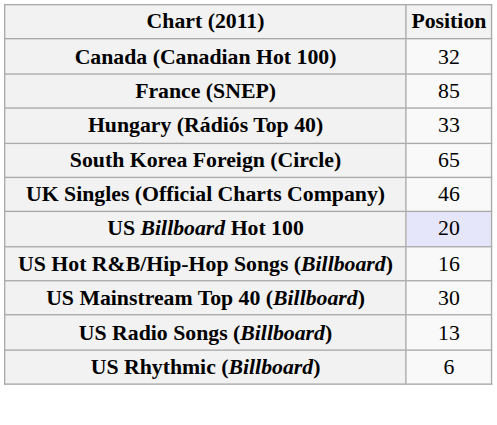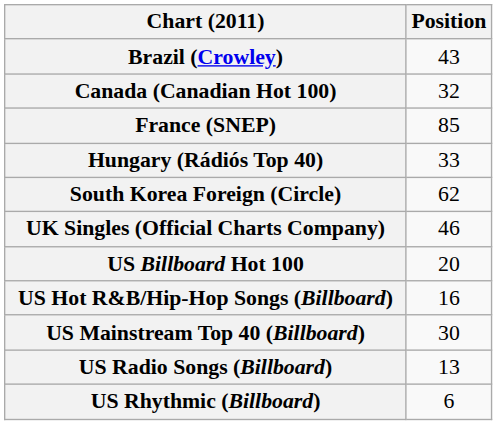+ row: (206, 56)
(449, 159) 65 -> (449, 194) 62
(449, 228) lavender background -> (449, 263) no background
